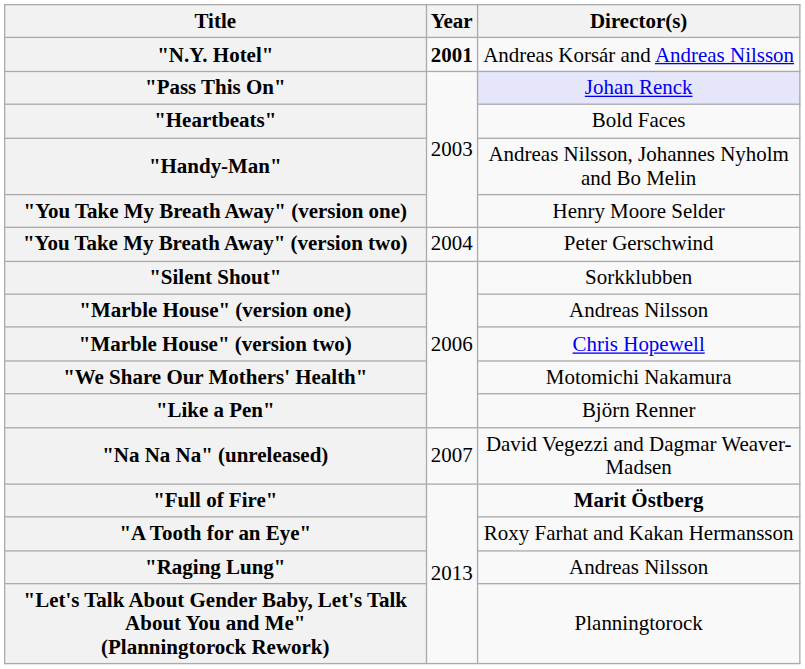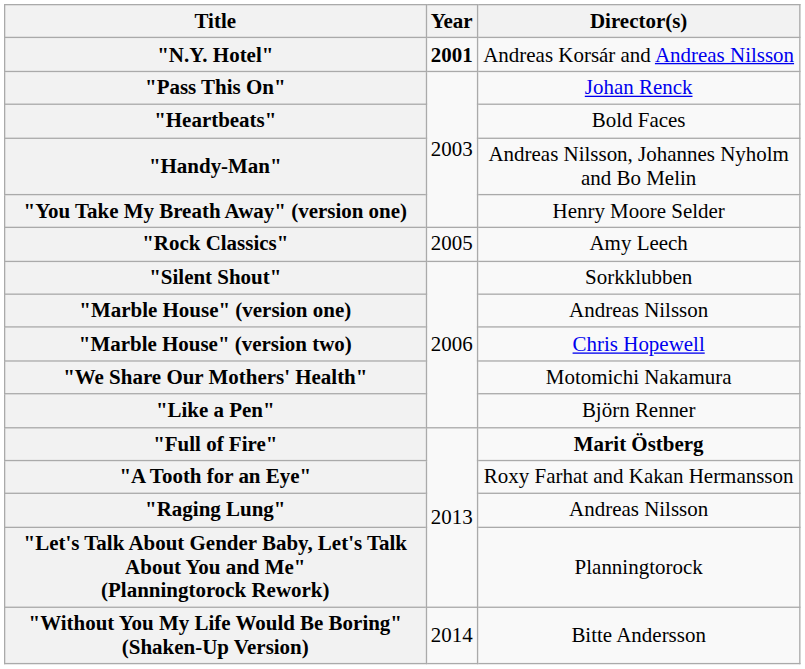(639, 87) lavender background -> (639, 87) no background
- row: (215, 244)
+ row: (215, 244)
- row: (215, 455)
+ row: (215, 635)
